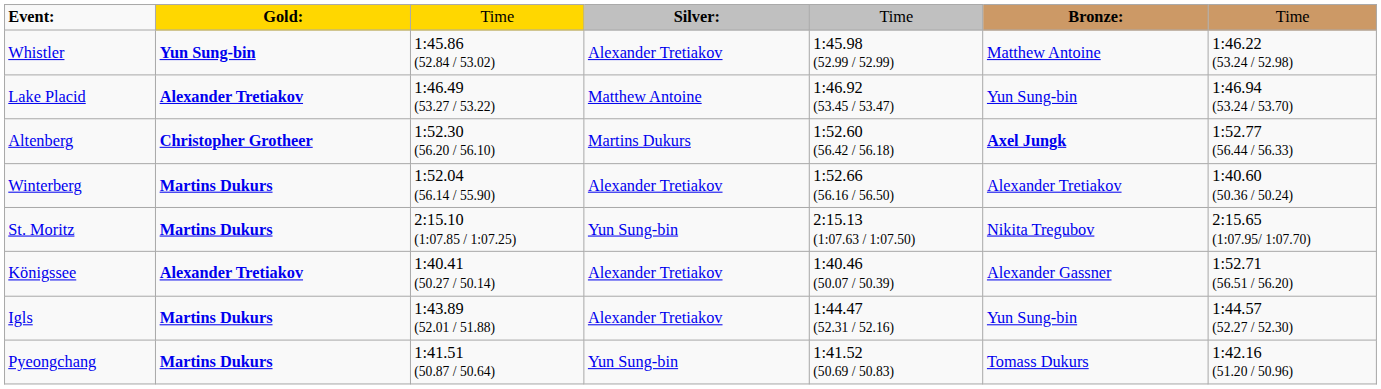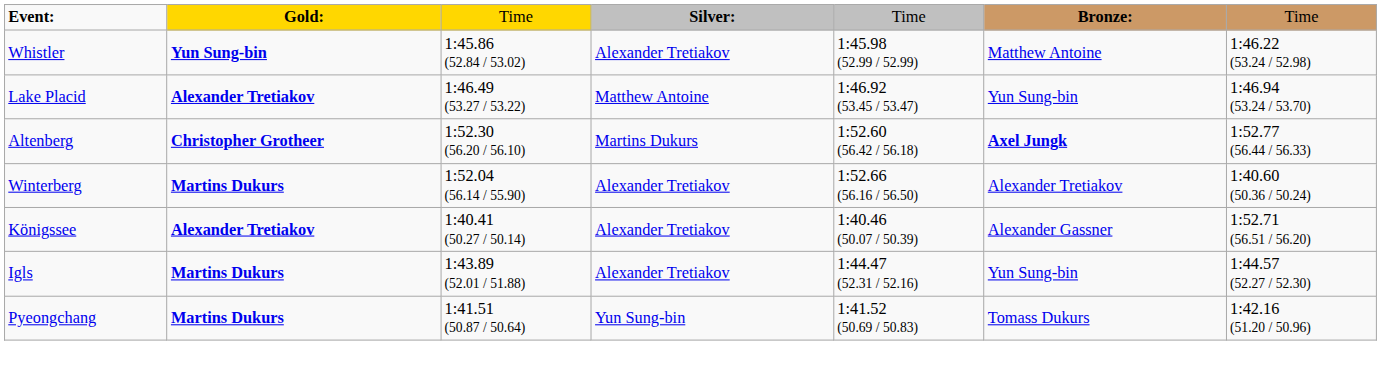- row: (41, 229)
